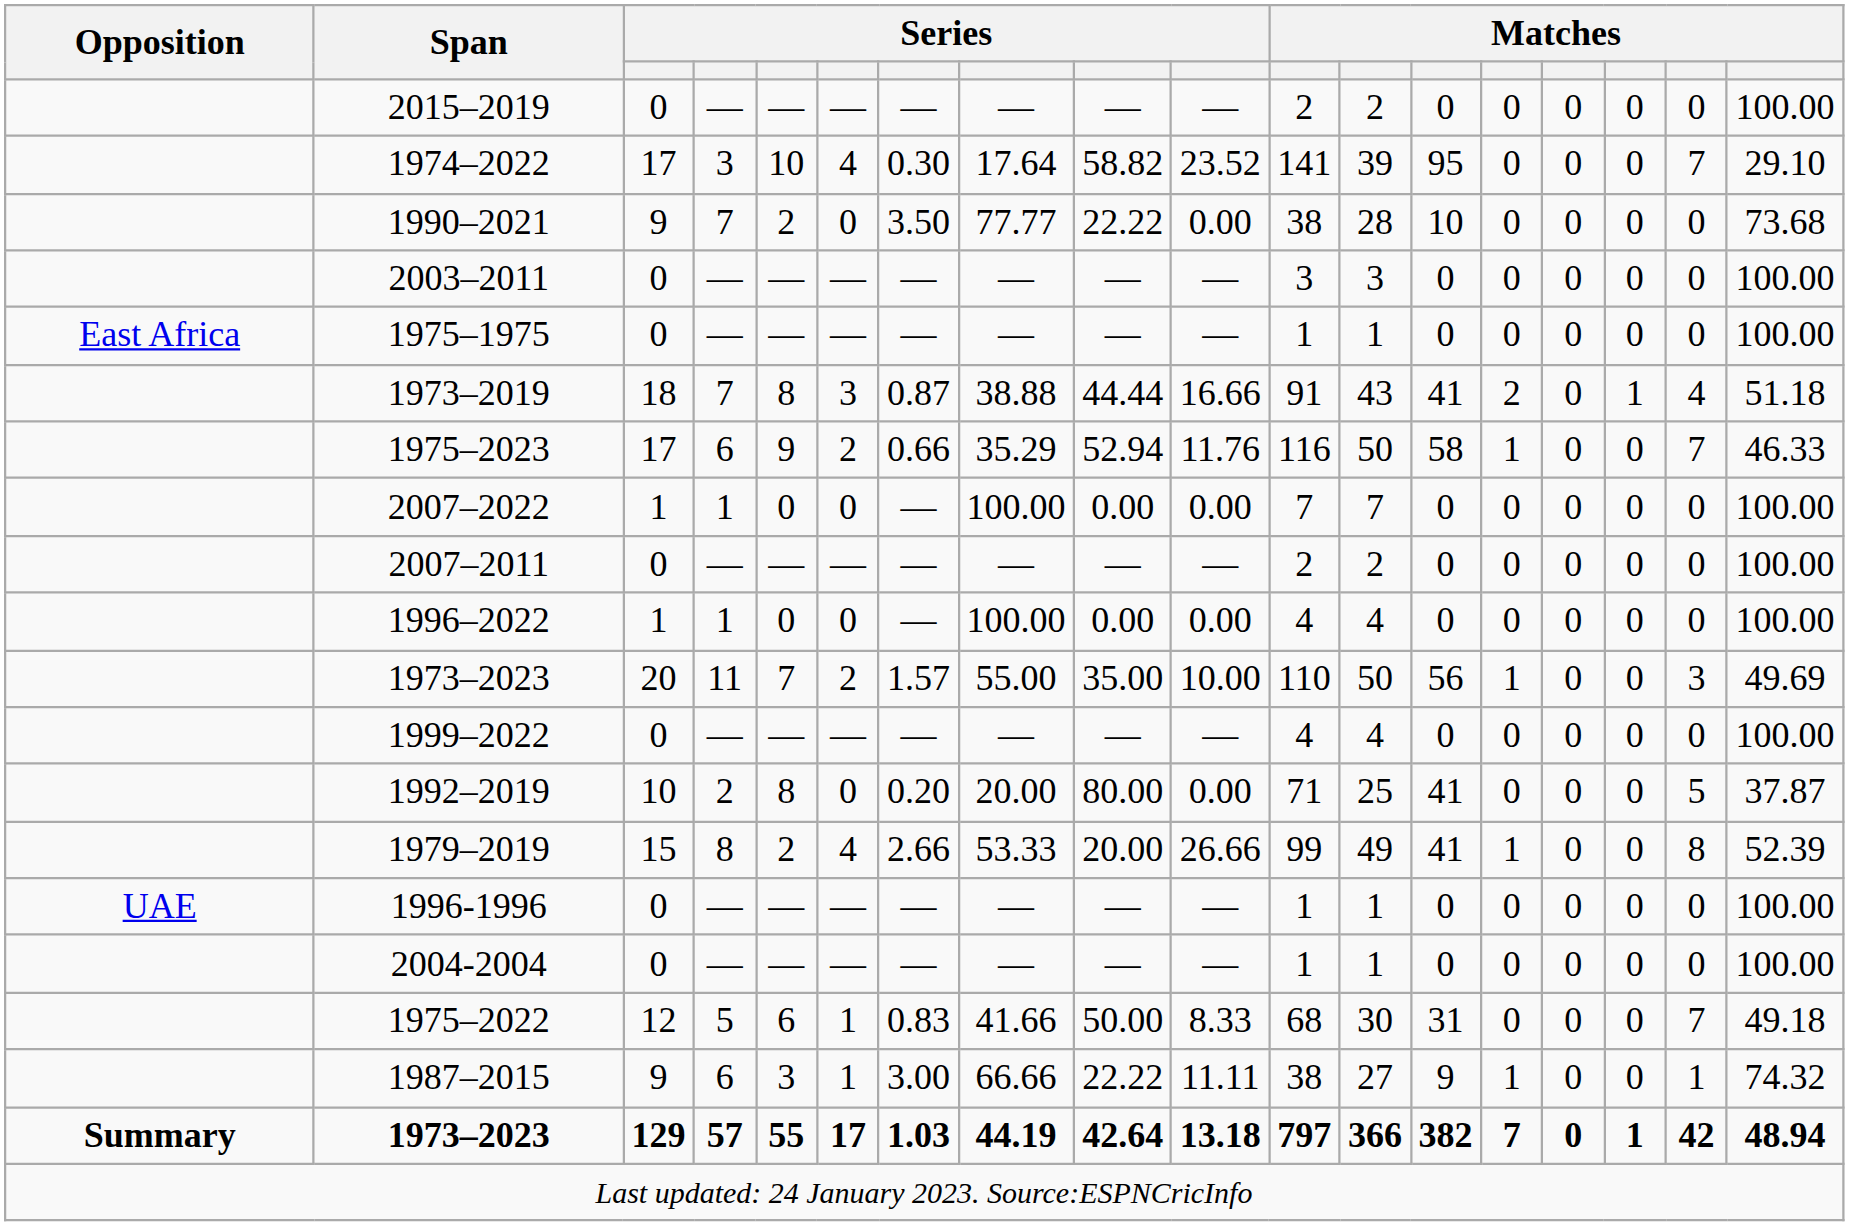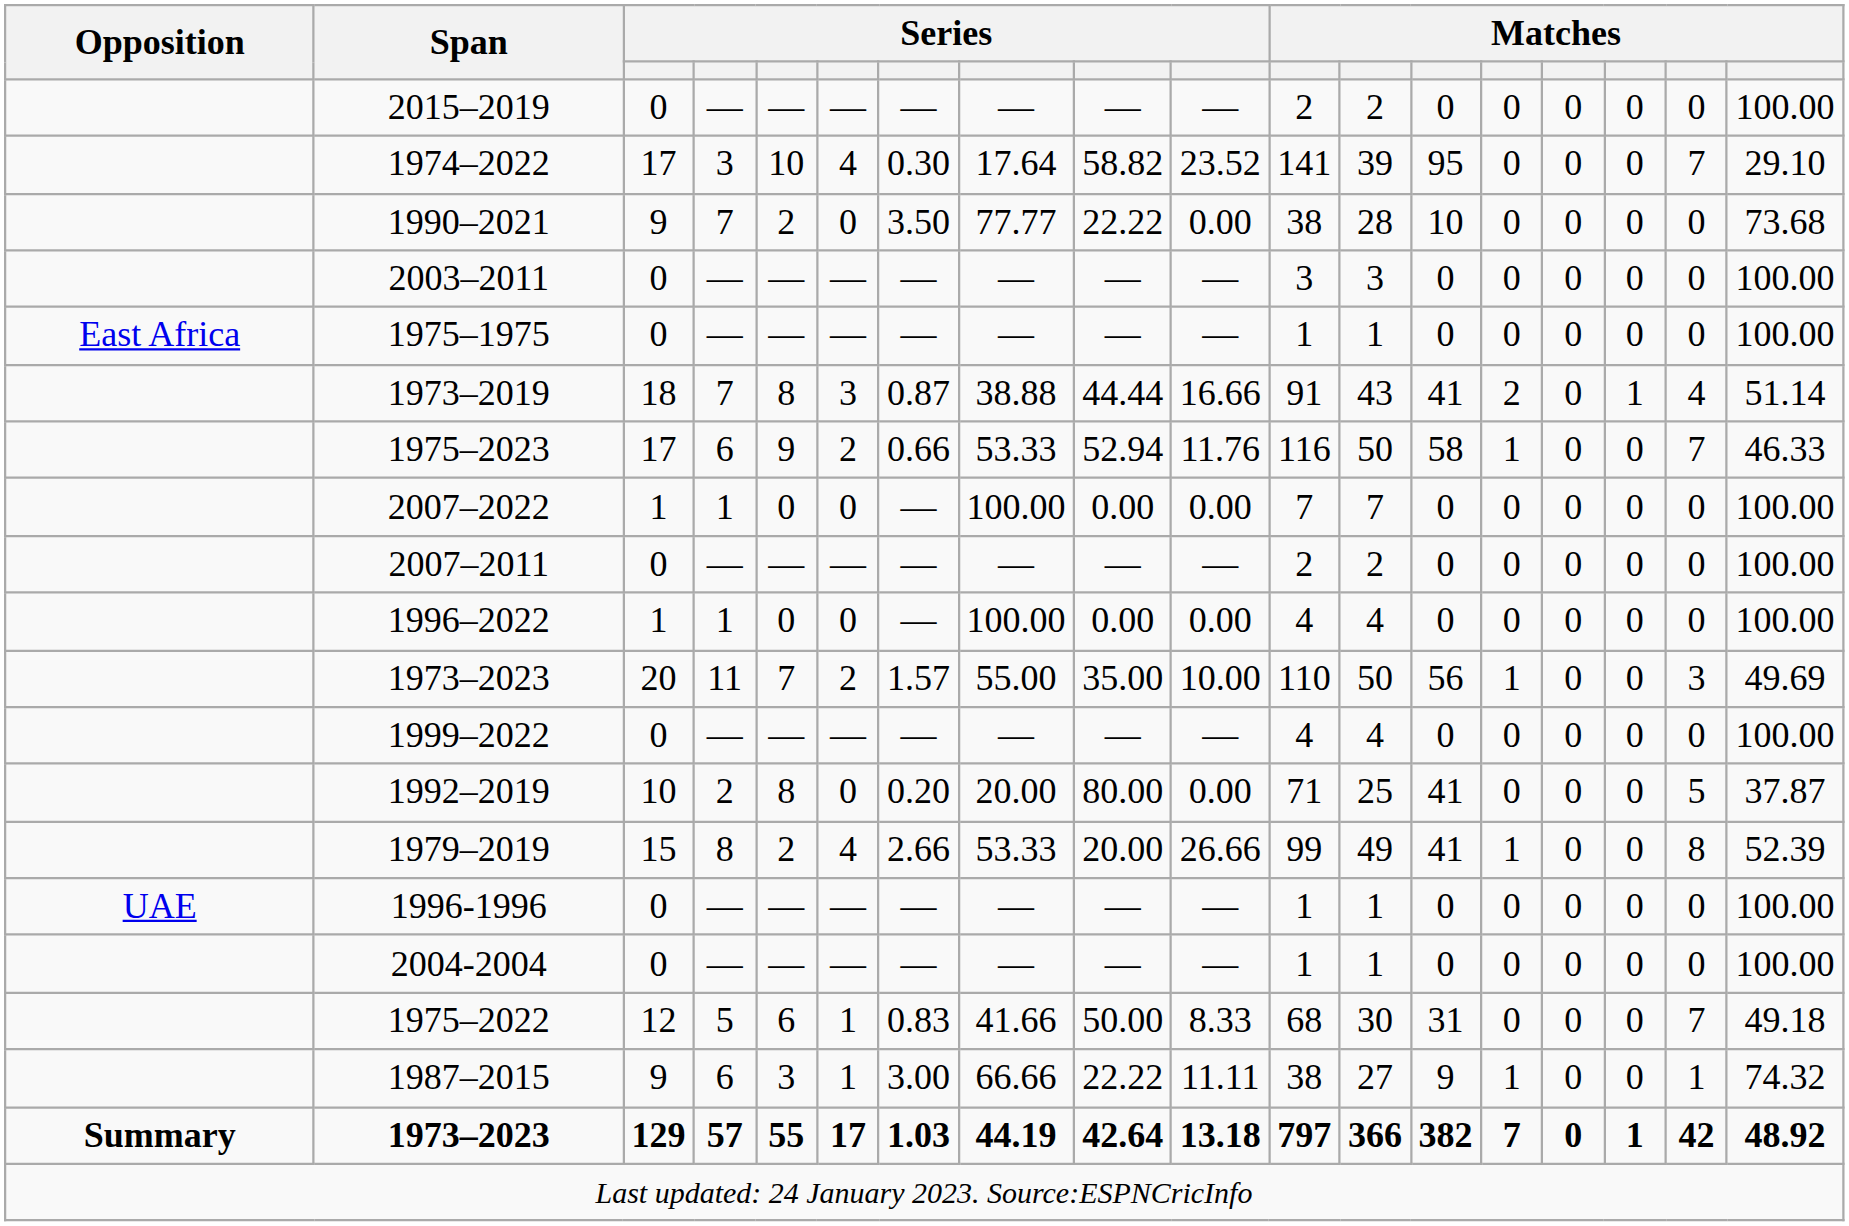(1785, 392) 51.18 -> (1785, 392) 51.14
(1016, 449) 35.29 -> (1016, 449) 53.33
(1785, 1134) 48.94 -> (1785, 1134) 48.92
